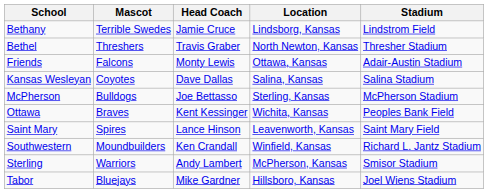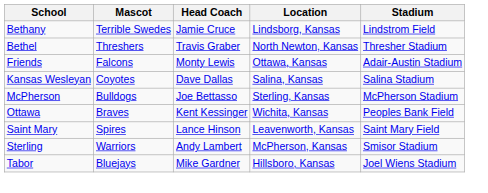- row: (39, 146)
